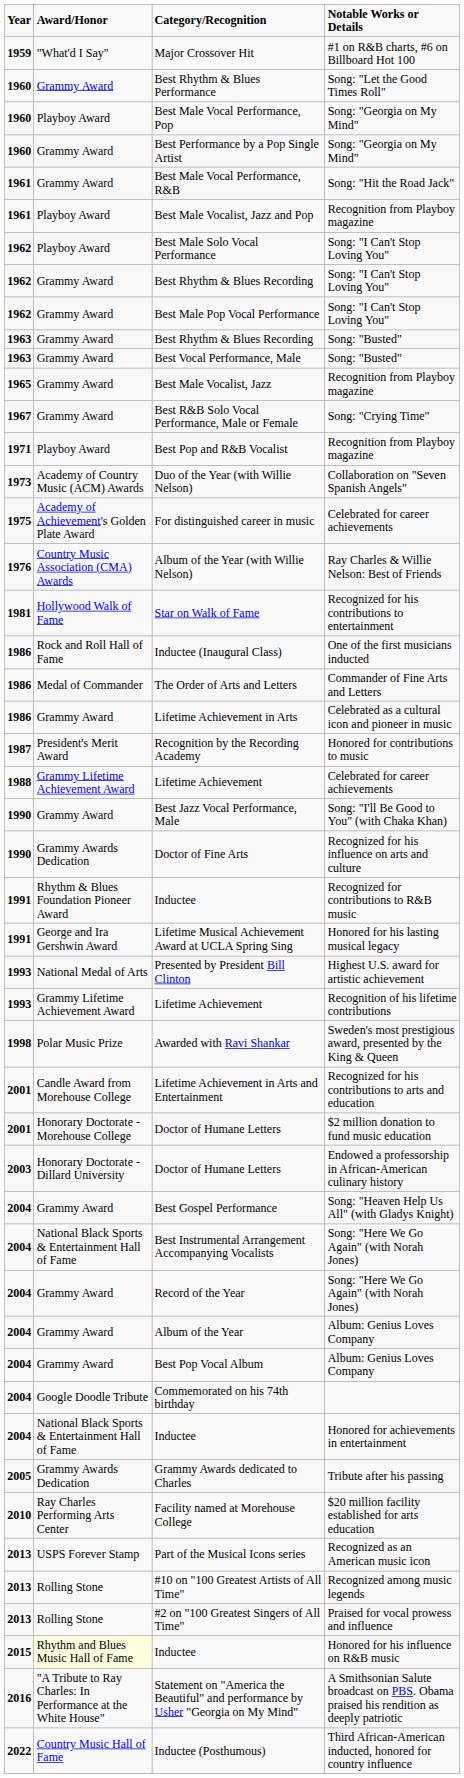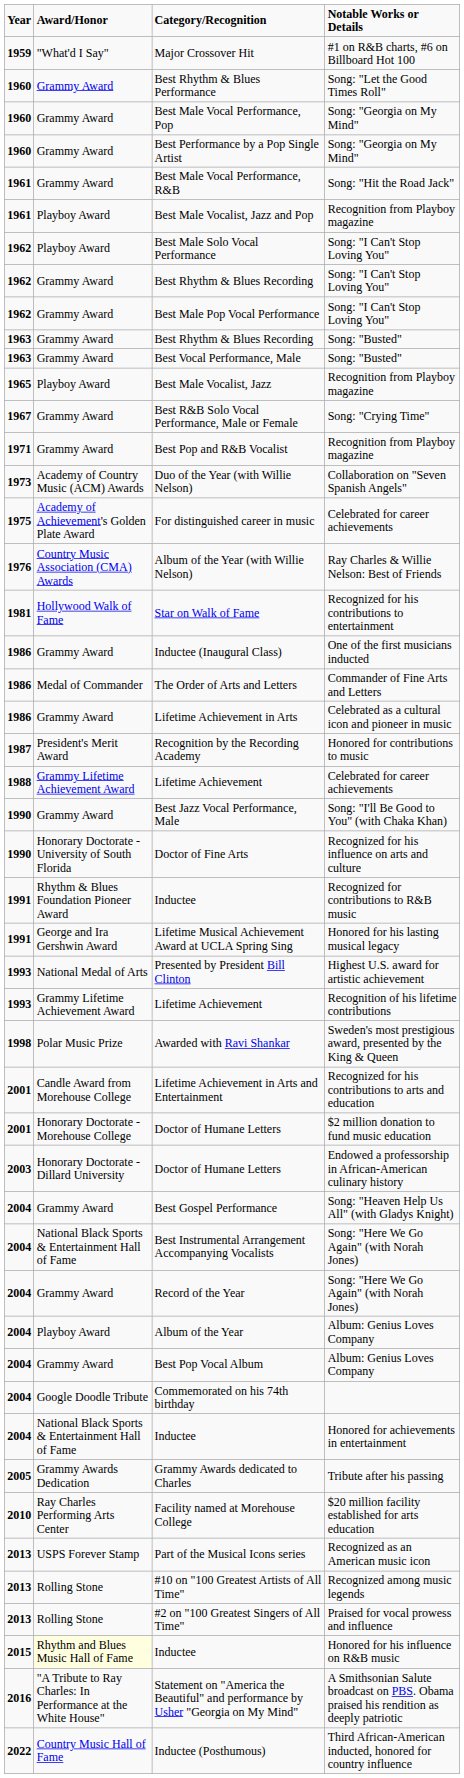(73, 118) Playboy Award -> (75, 118) Grammy Award
(75, 384) Grammy Award -> (73, 384) Playboy Award
(73, 449) Playboy Award -> (75, 449) Grammy Award
(90, 652) Rock and Roll Hall of Fame -> (75, 652) Grammy Award
(77, 854) Grammy Awards Dedication -> (88, 854) Honorary Doctorate - University of South Florida
(75, 1332) Grammy Award -> (73, 1332) Playboy Award
